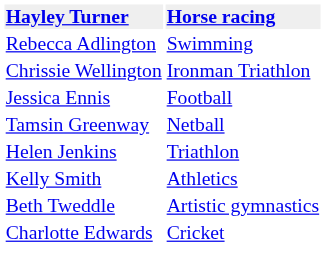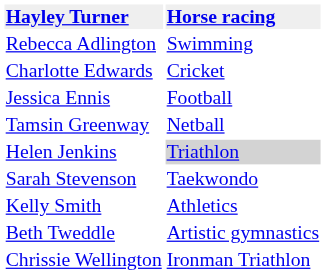rows swapped: (79, 233) <-> (84, 70)
(203, 151) no background -> (203, 151) lightgrey background
+ row: (71, 179)
